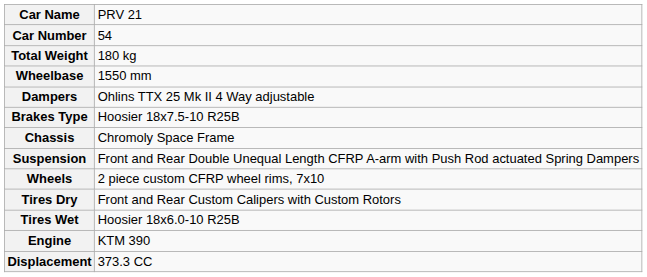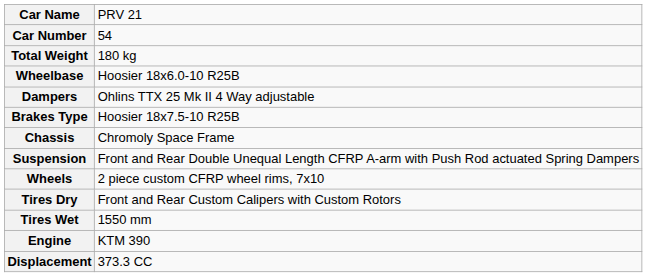(125, 76) 1550 mm -> (169, 76) Hoosier 18x6.0-10 R25B
(169, 220) Hoosier 18x6.0-10 R25B -> (125, 220) 1550 mm
